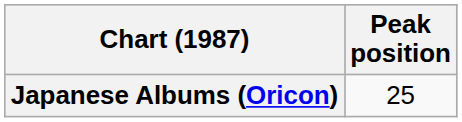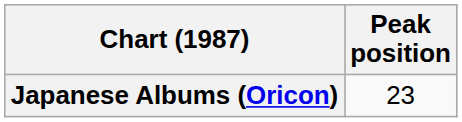(401, 95) 25 -> (401, 95) 23
